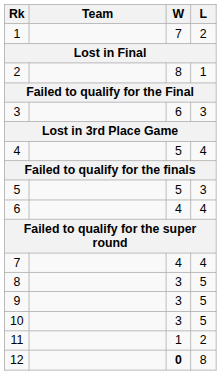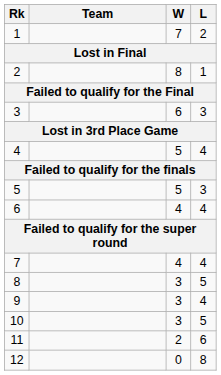(203, 301) 5 -> (203, 301) 4
(178, 340) 1 -> (178, 340) 2
(203, 340) 2 -> (203, 340) 6
(178, 360) bold -> (178, 360) normal
